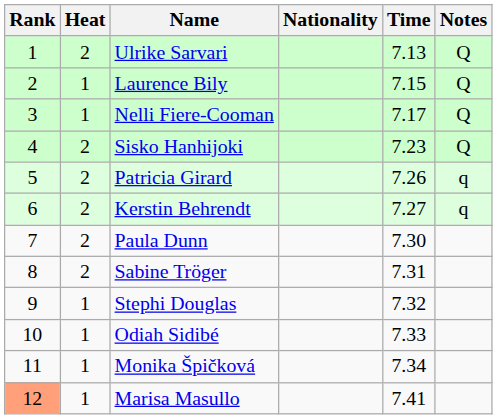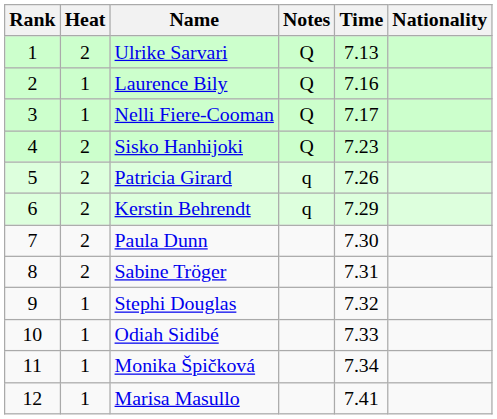columns swapped: (330, 20) <-> (463, 20)
(409, 83) 7.15 -> (361, 83) 7.16
(409, 209) 7.27 -> (361, 209) 7.29
(32, 397) lightsalmon background -> (32, 397) no background
